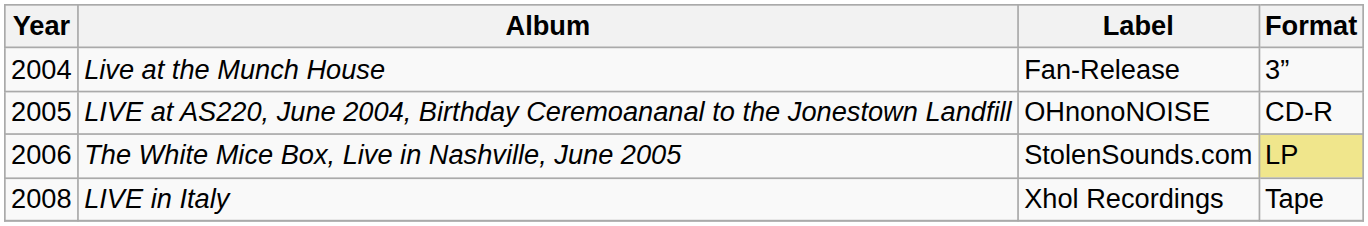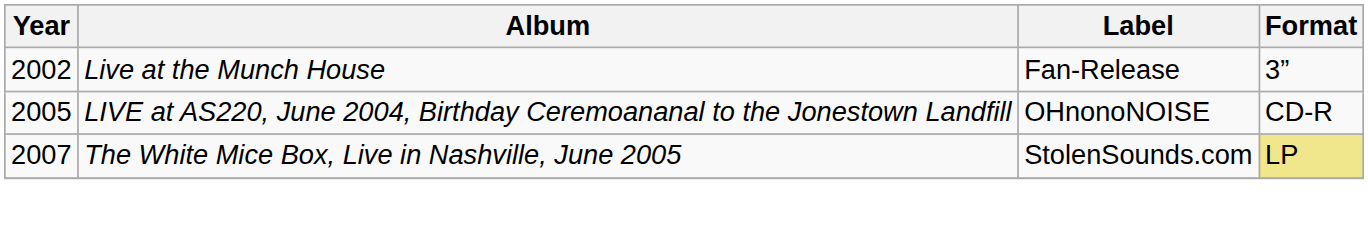(41, 69) 2004 -> (41, 69) 2002
(41, 155) 2006 -> (41, 155) 2007
- row: (157, 198)
